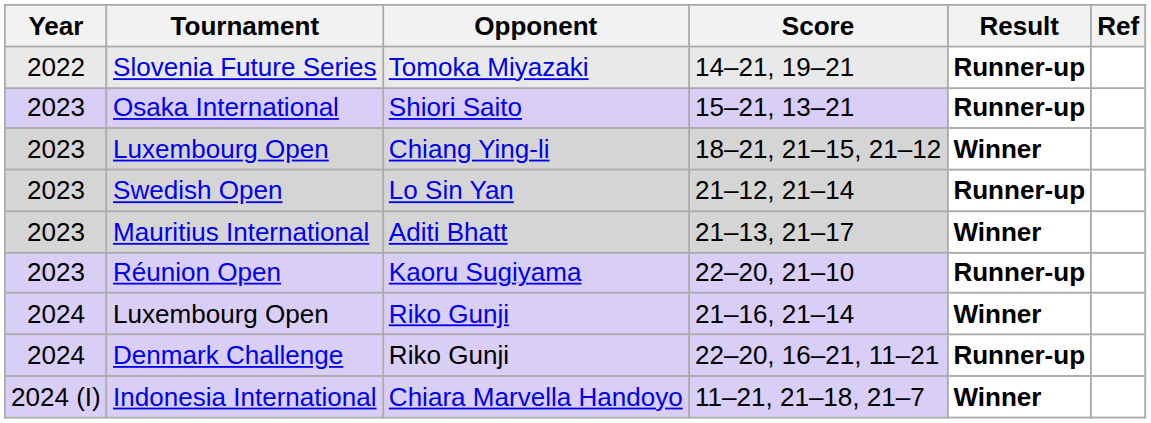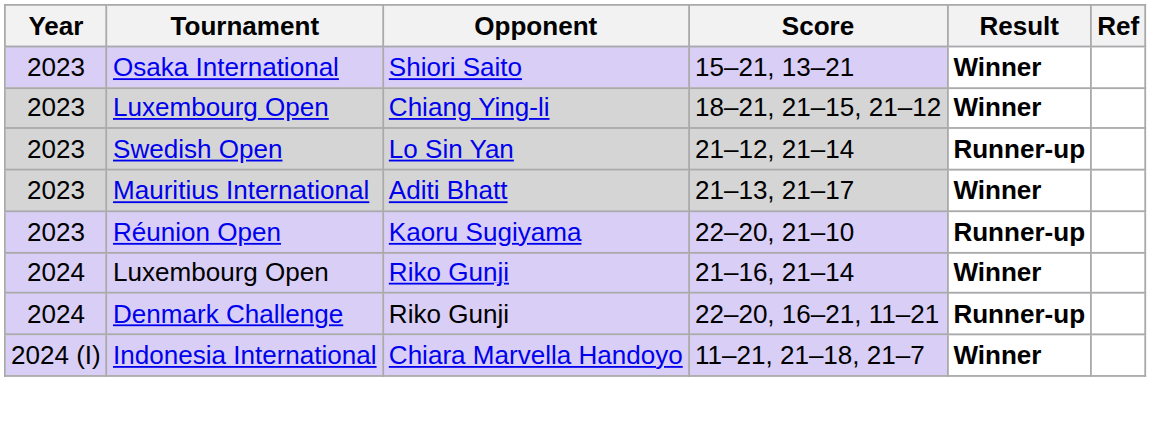- row: (775, 67)
(1019, 108) Runner-up -> (997, 67) Winner
